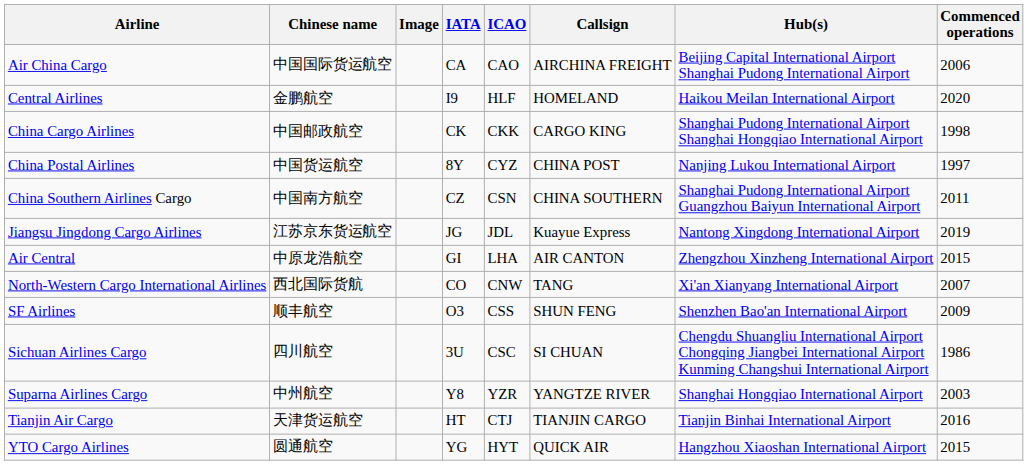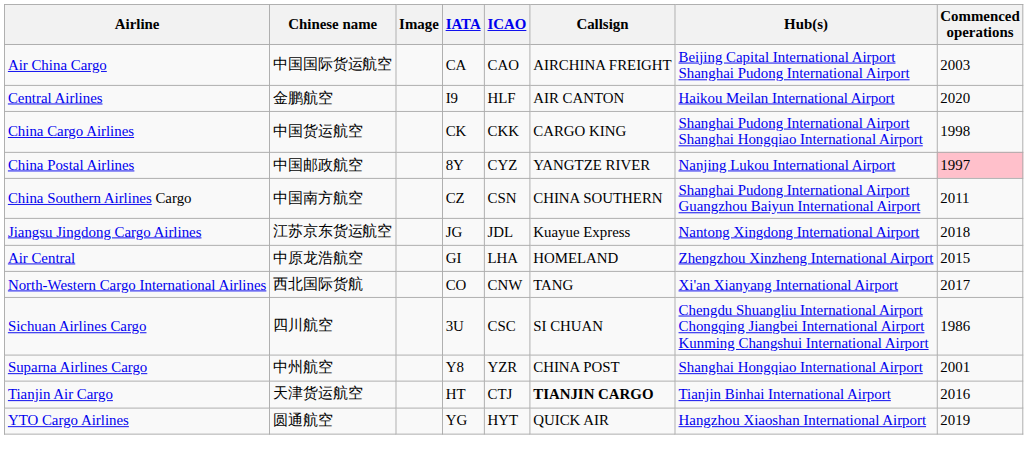(955, 65) 2006 -> (955, 65) 2003
(576, 98) HOMELAND -> (579, 98) AIR CANTON
(318, 131) 中国邮政航空 -> (318, 131) 中国货运航空
(318, 164) 中国货运航空 -> (318, 164) 中国邮政航空
(576, 165) CHINA POST -> (592, 165) YANGTZE RIVER
(955, 165) no background -> (955, 165) pink background
(955, 231) 2019 -> (955, 231) 2018
(579, 258) AIR CANTON -> (576, 258) HOMELAND
(955, 284) 2007 -> (955, 284) 2017
- row: (42, 310)
(592, 394) YANGTZE RIVER -> (576, 368) CHINA POST
(955, 394) 2003 -> (955, 368) 2001
(590, 420) normal -> (593, 394) bold
(955, 447) 2015 -> (955, 420) 2019
